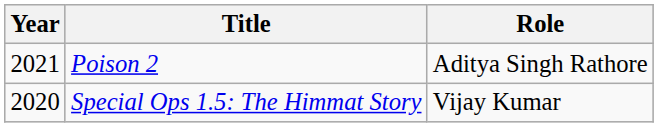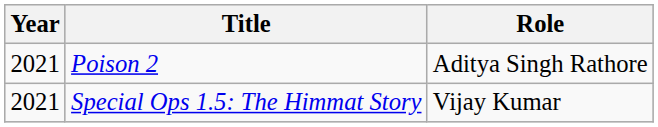(35, 102) 2020 -> (35, 102) 2021
